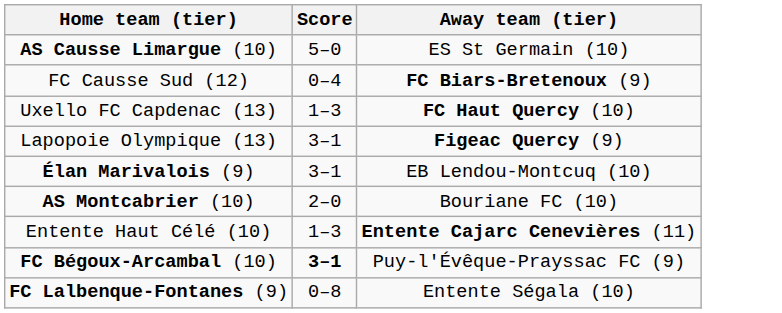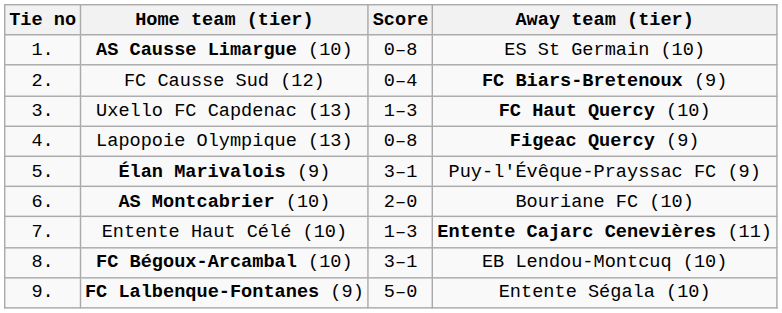+ column: (43, 20)
(325, 50) 5–0 -> (401, 50) 0–8
(325, 141) 3–1 -> (401, 141) 0–8
(529, 171) EB Lendou-Montcuq (10) -> (605, 171) Puy-l'Évêque-Prayssac FC (9)
(325, 262) bold -> (401, 262) normal
(529, 262) Puy-l'Évêque-Prayssac FC (9) -> (605, 262) EB Lendou-Montcuq (10)
(325, 293) 0–8 -> (401, 293) 5–0
